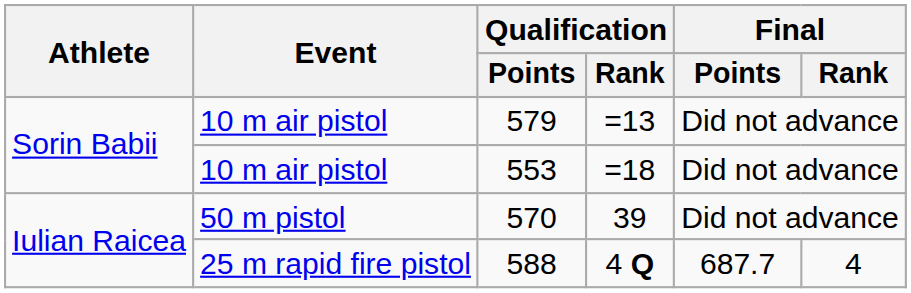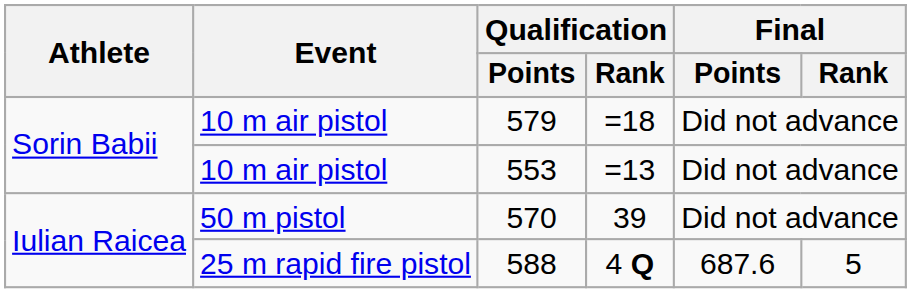(630, 122) =13 -> (630, 122) =18
(630, 169) =18 -> (630, 169) =13
(738, 264) 687.7 -> (738, 264) 687.6
(853, 264) 4 -> (853, 264) 5
